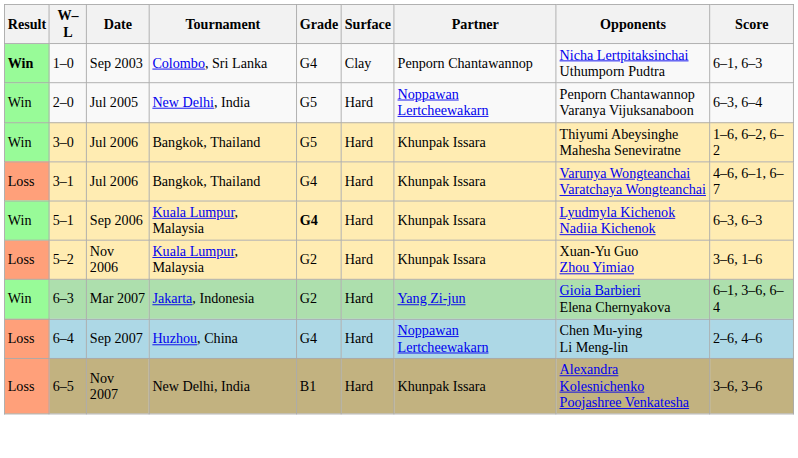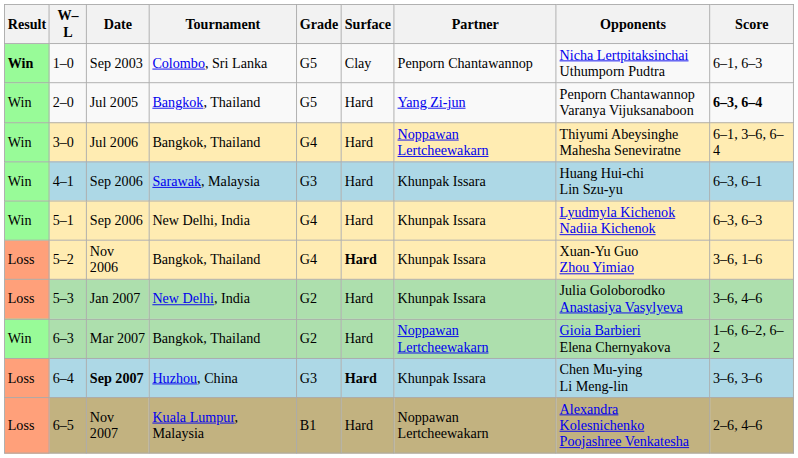(308, 62) G4 -> (308, 62) G5
(201, 102) New Delhi, India -> (206, 102) Bangkok, Thailand
(443, 102) Noppawan Lertcheewakarn -> (432, 102) Yang Zi-jun
(738, 102) normal -> (738, 102) bold
(308, 141) G5 -> (308, 141) G4
(442, 141) Khunpak Issara -> (443, 141) Noppawan Lertcheewakarn
(748, 141) 1–6, 6–2, 6–2 -> (748, 141) 6–1, 3–6, 6–4
- row: (63, 180)
+ row: (63, 180)
(195, 220) Kuala Lumpur, Malaysia -> (201, 220) New Delhi, India
(309, 220) bold -> (308, 220) normal
(195, 259) Kuala Lumpur, Malaysia -> (206, 259) Bangkok, Thailand
(308, 259) G2 -> (308, 259) G4
(359, 259) normal -> (361, 259) bold
+ row: (63, 298)
(203, 298) Jakarta, Indonesia -> (206, 338) Bangkok, Thailand
(432, 298) Yang Zi-jun -> (443, 338) Noppawan Lertcheewakarn
(748, 298) 6–1, 3–6, 6–4 -> (748, 338) 1–6, 6–2, 6–2
(116, 338) normal -> (117, 377) bold
(308, 338) G4 -> (308, 377) G3
(359, 338) normal -> (361, 377) bold
(443, 338) Noppawan Lertcheewakarn -> (442, 377) Khunpak Issara
(738, 338) 2–6, 4–6 -> (738, 377) 3–6, 3–6
(201, 385) New Delhi, India -> (195, 424) Kuala Lumpur, Malaysia
(442, 385) Khunpak Issara -> (443, 424) Noppawan Lertcheewakarn
(738, 385) 3–6, 3–6 -> (738, 424) 2–6, 4–6
